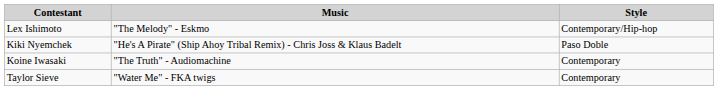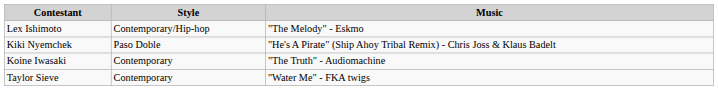columns swapped: (636, 12) <-> (335, 12)
